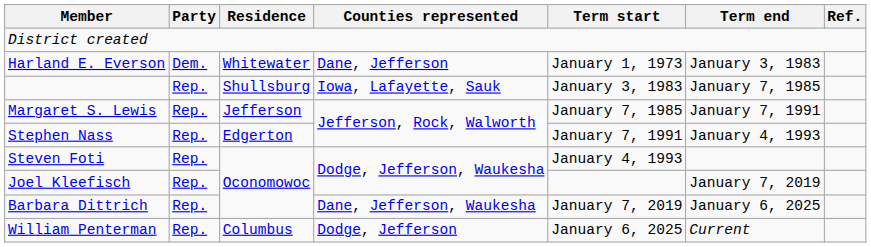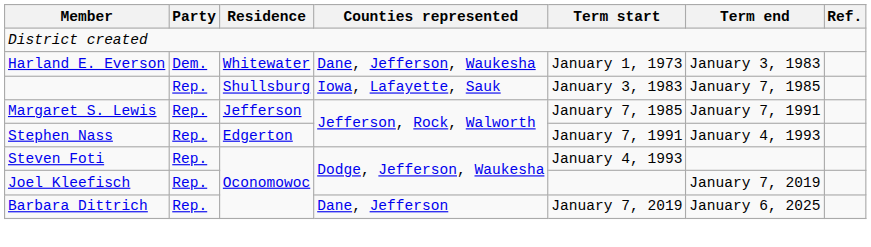(383, 64) Dane, Jefferson -> (426, 64) Dane, Jefferson, Waukesha
(426, 206) Dane, Jefferson, Waukesha -> (383, 206) Dane, Jefferson
- row: (82, 230)
